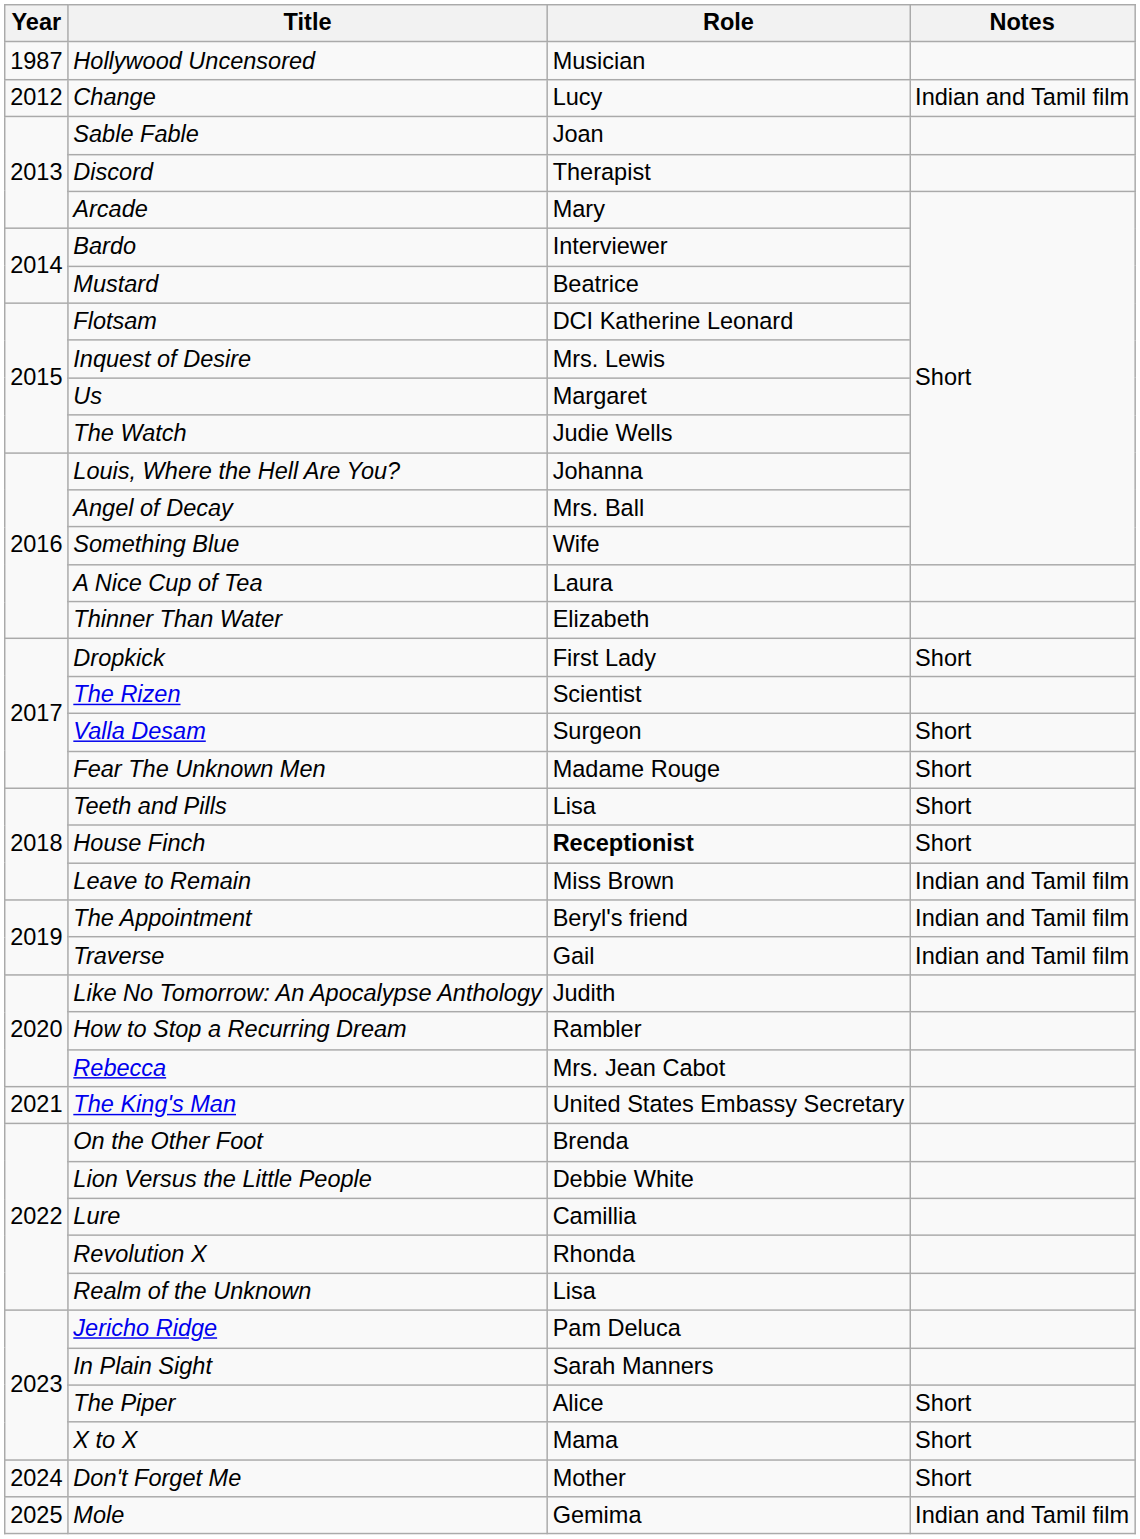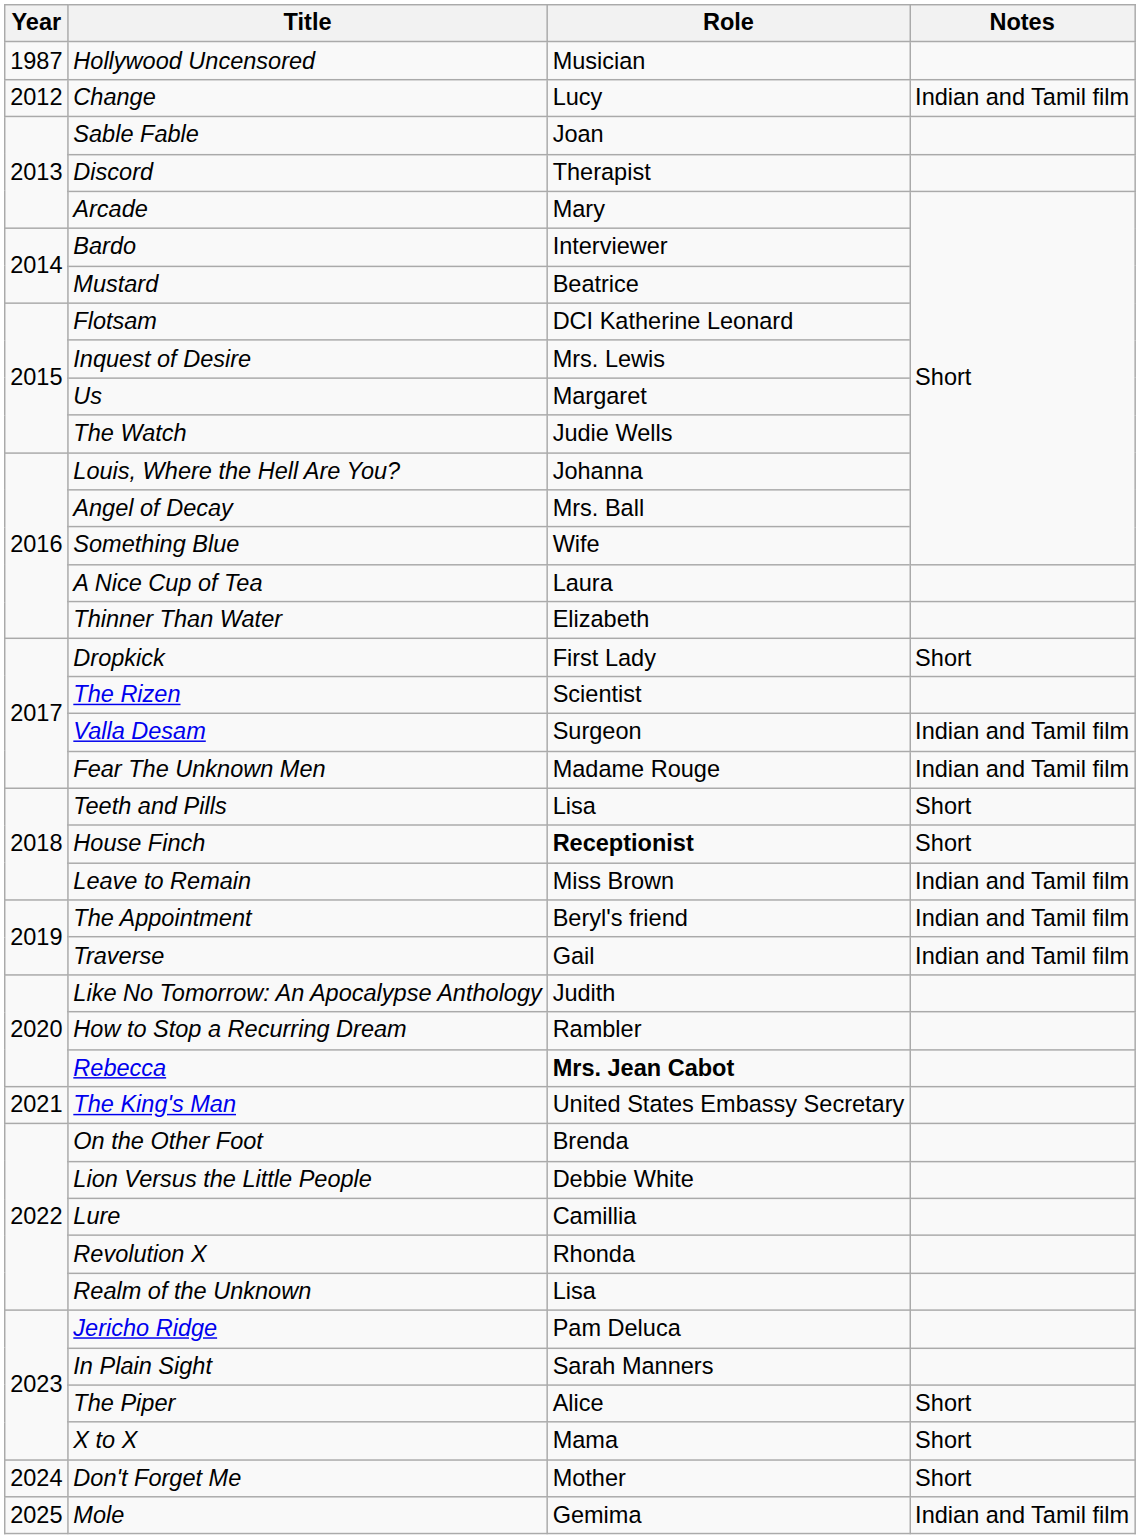(943, 731) Short -> (1022, 731) Indian and Tamil film
(943, 769) Short -> (1022, 769) Indian and Tamil film
(639, 1067) normal -> (643, 1067) bold
